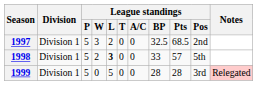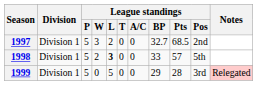(159, 42) 32.5 -> (159, 42) 32.7
(156, 73) 28 -> (156, 73) 29
